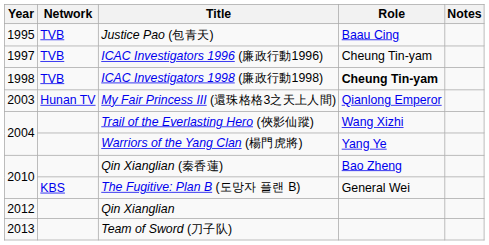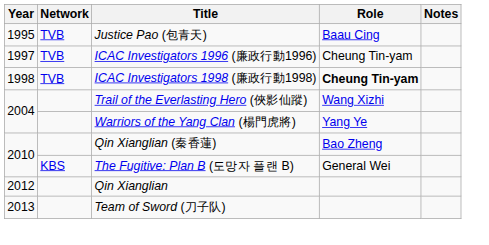- row: (219, 100)
